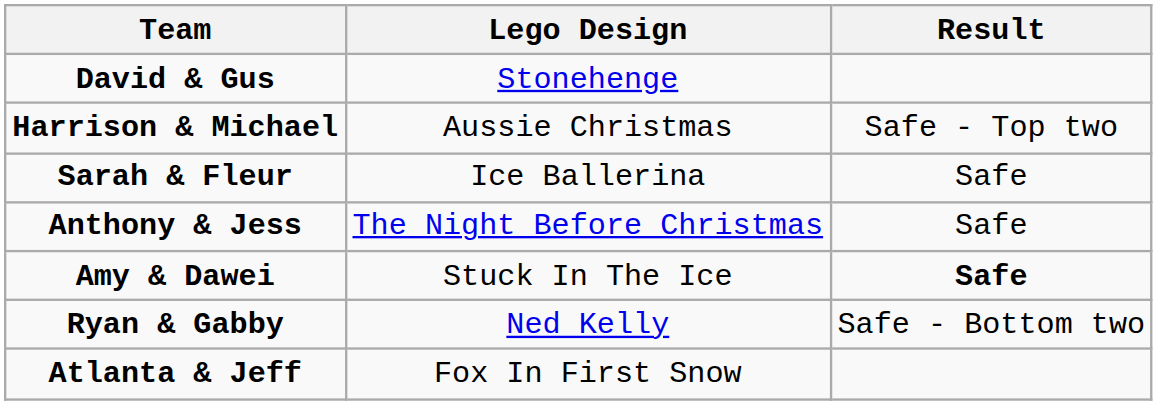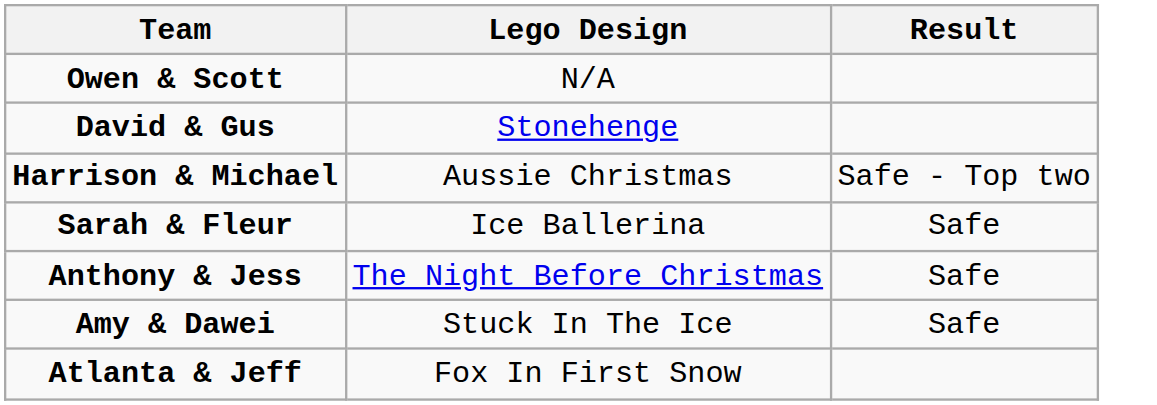+ row: (175, 79)
(991, 276) bold -> (964, 325) normal
- row: (175, 325)
